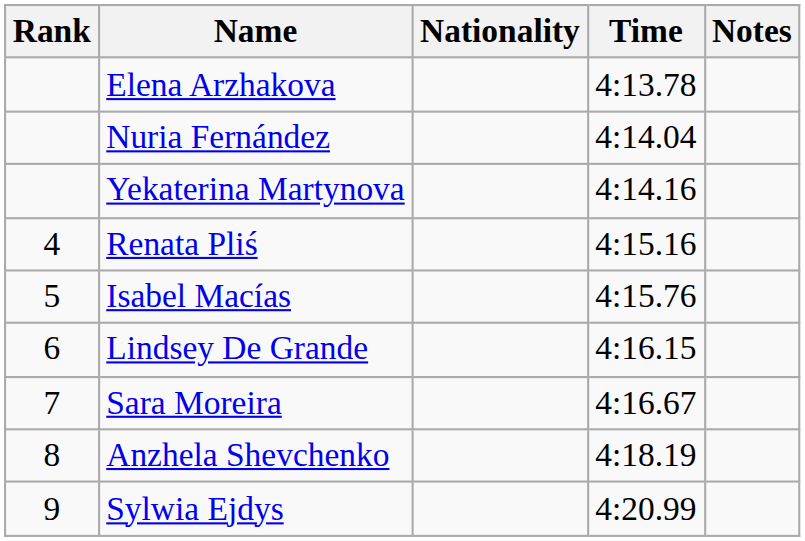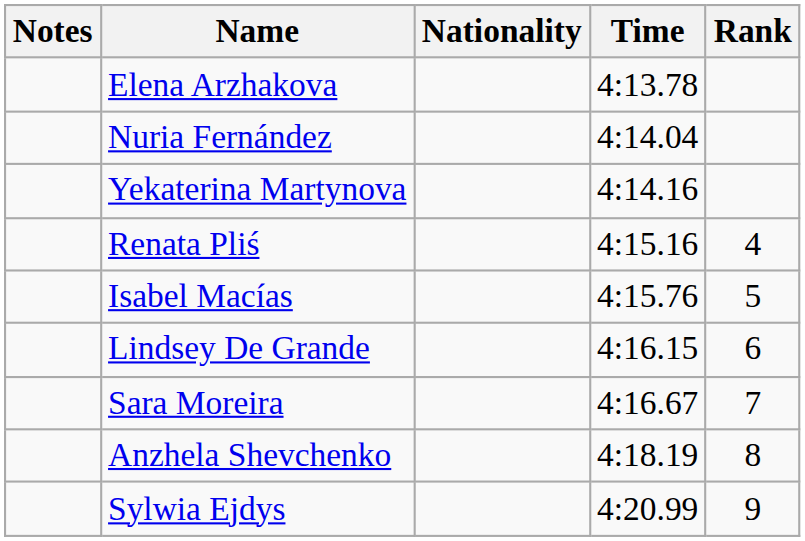columns swapped: (52, 31) <-> (752, 31)
